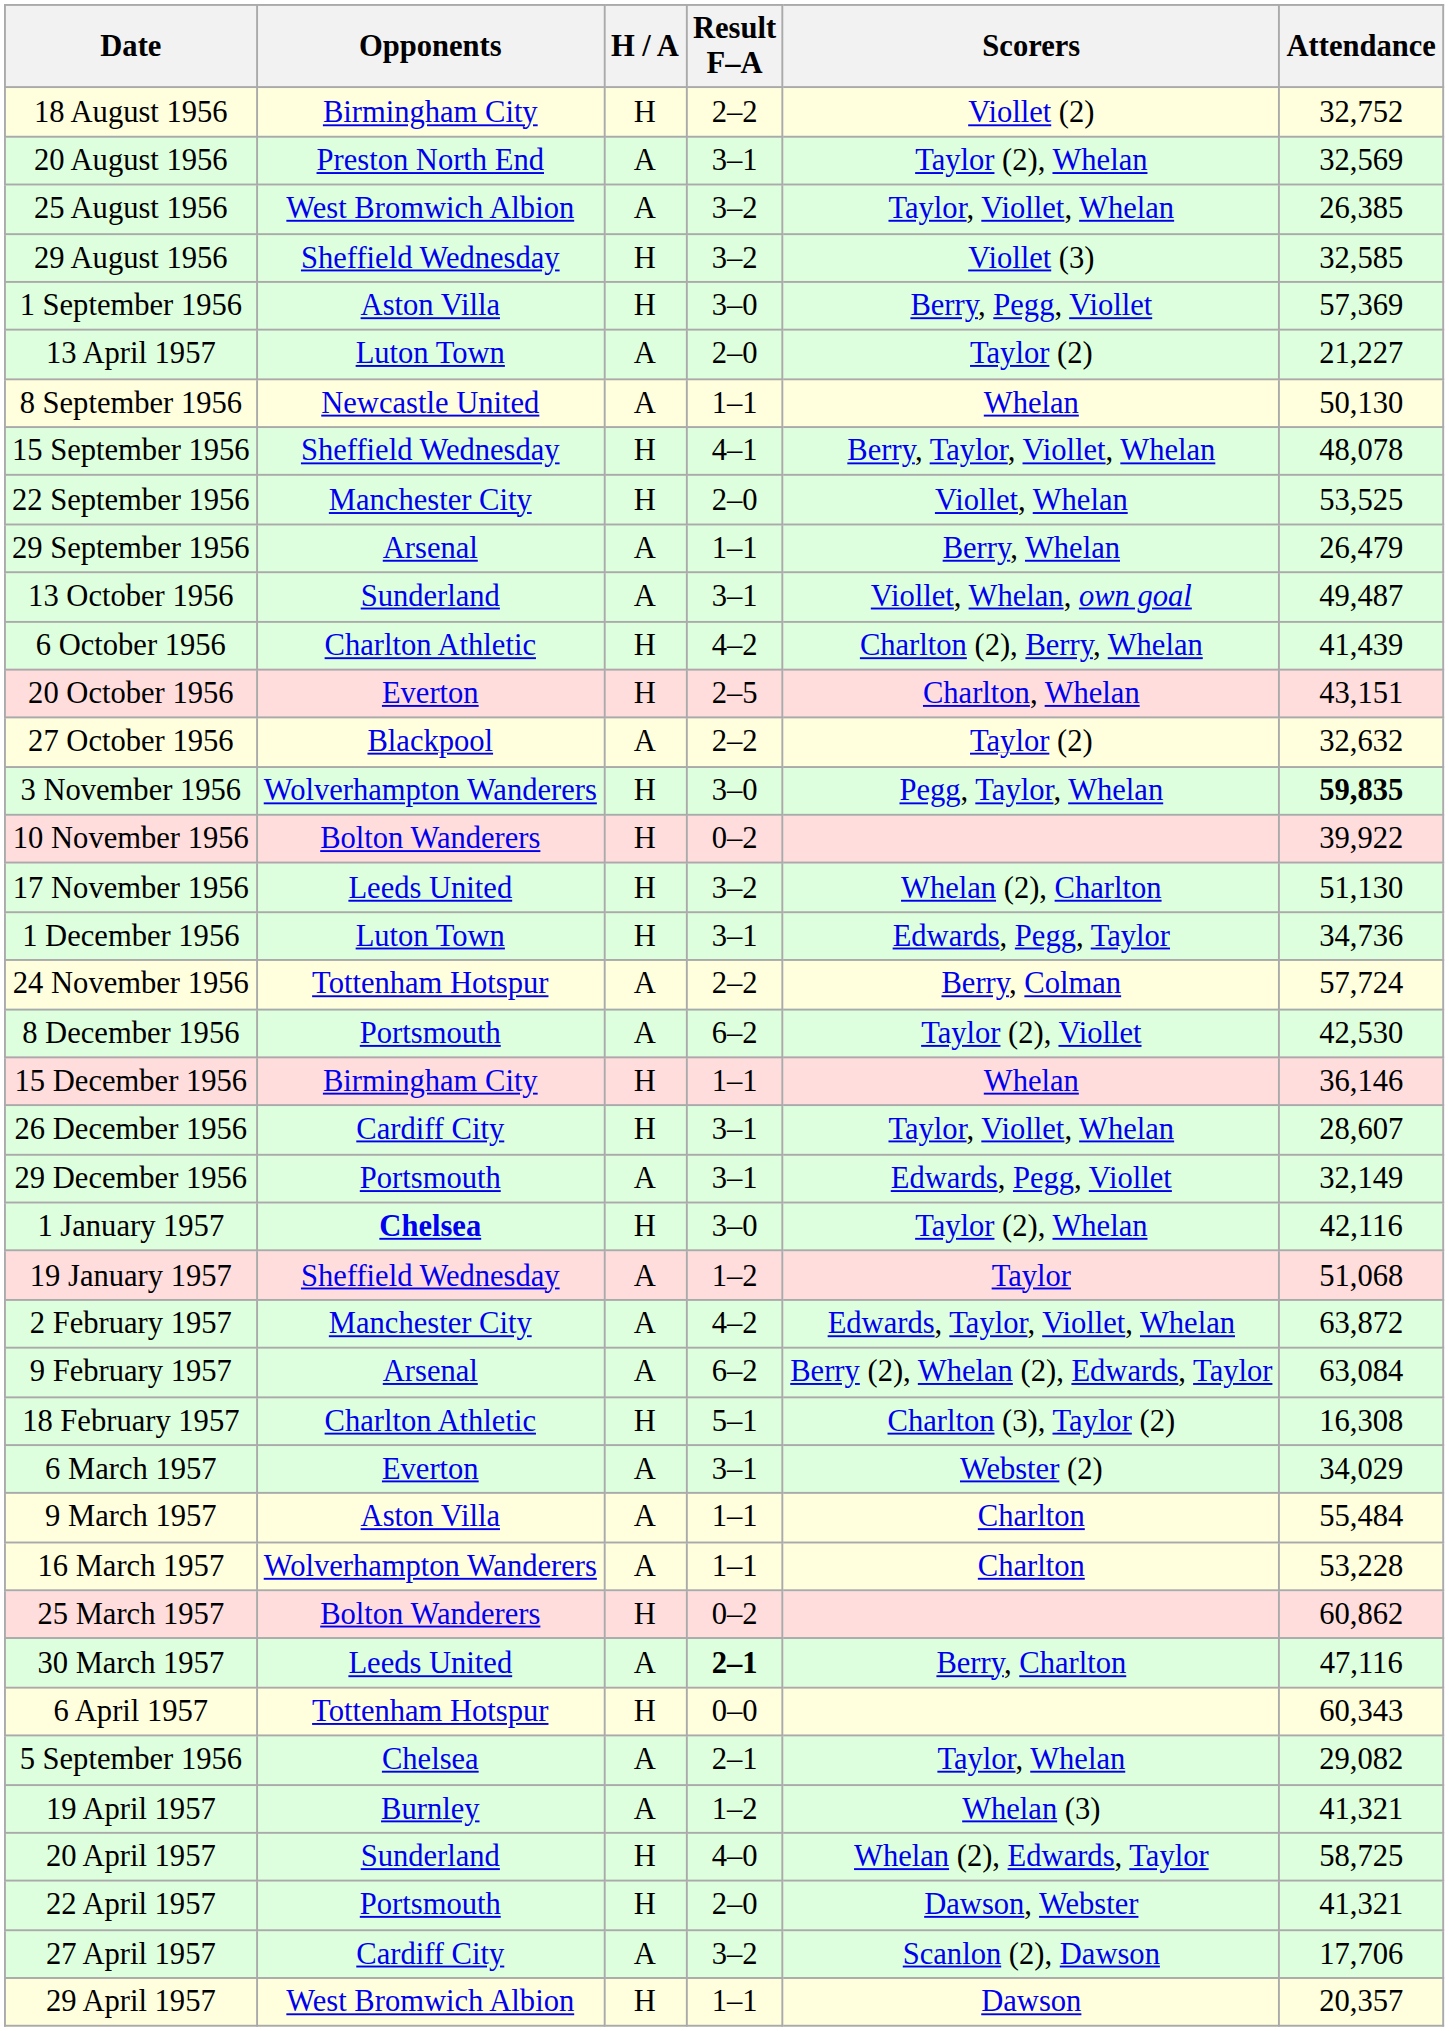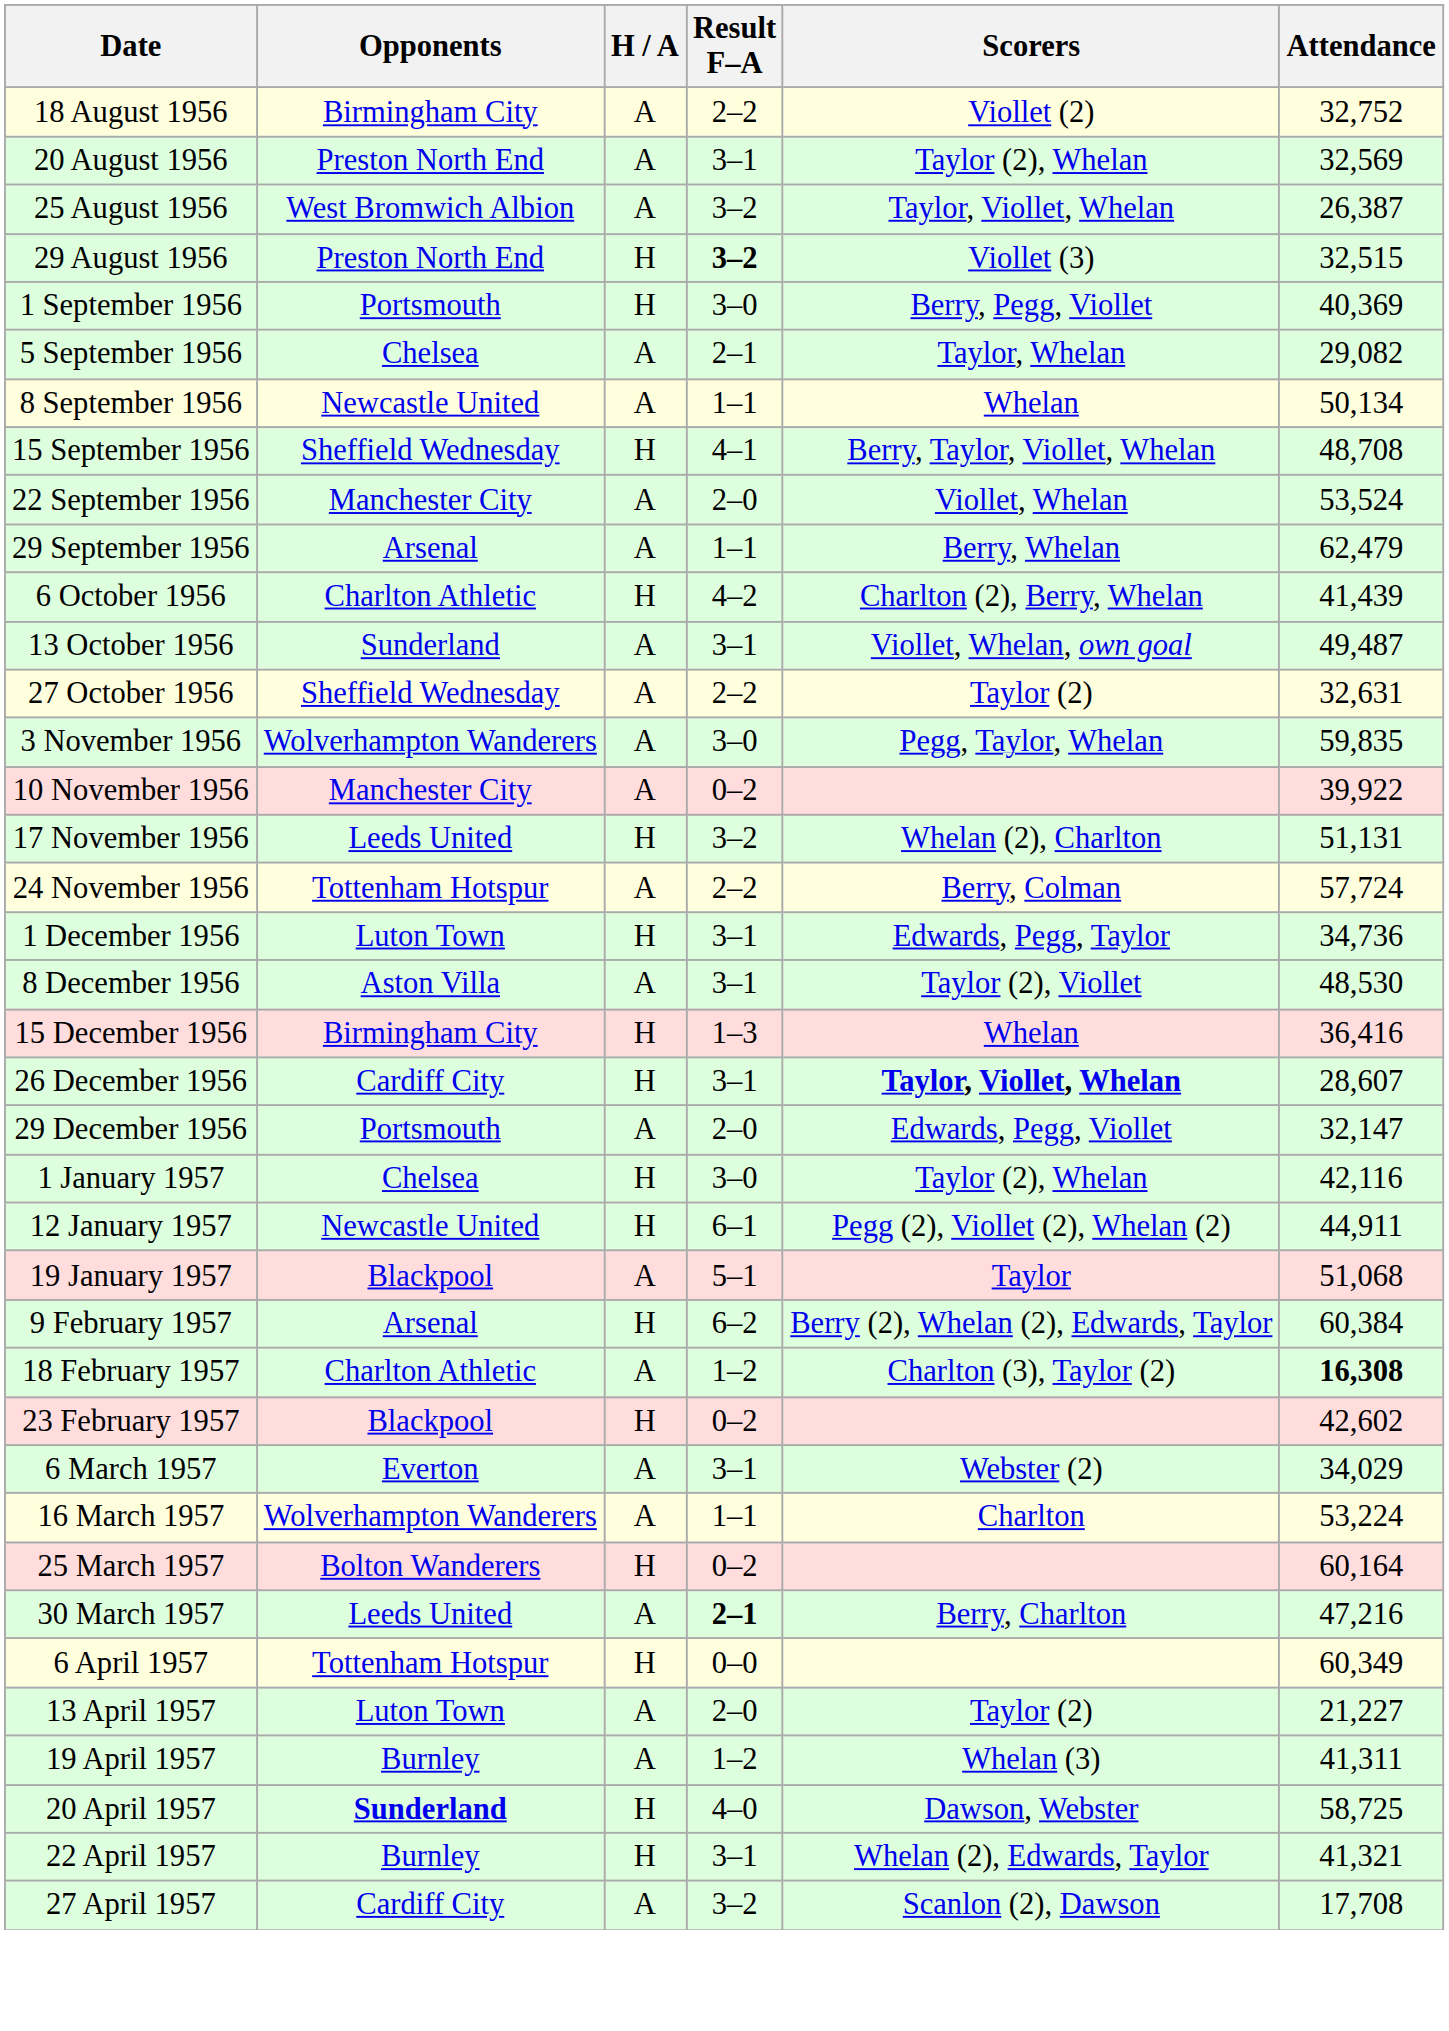(645, 111) H -> (645, 111) A
(1361, 208) 26,385 -> (1361, 208) 26,387
(430, 256) Sheffield Wednesday -> (430, 256) Preston North End
(735, 256) normal -> (735, 256) bold
(1361, 256) 32,585 -> (1361, 256) 32,515
(430, 305) Aston Villa -> (430, 305) Portsmouth
(1361, 305) 57,369 -> (1361, 305) 40,369
rows swapped: (131, 1759) <-> (131, 353)
(1361, 402) 50,130 -> (1361, 402) 50,134
(1361, 450) 48,078 -> (1361, 450) 48,708
(645, 499) H -> (645, 499) A
(1361, 499) 53,525 -> (1361, 499) 53,524
(1361, 547) 26,479 -> (1361, 547) 62,479
rows swapped: (131, 644) <-> (131, 596)
- row: (131, 693)
(430, 741) Blackpool -> (430, 693) Sheffield Wednesday
(1361, 741) 32,632 -> (1361, 693) 32,631
(645, 790) H -> (645, 741) A
(1361, 790) bold -> (1361, 741) normal
(430, 838) Bolton Wanderers -> (430, 790) Manchester City
(645, 838) H -> (645, 790) A
(1361, 887) 51,130 -> (1361, 838) 51,131
rows swapped: (131, 983) <-> (131, 935)
(430, 1032) Portsmouth -> (430, 983) Aston Villa
(735, 1032) 6–2 -> (735, 983) 3–1
(1361, 1032) 42,530 -> (1361, 983) 48,530
(735, 1080) 1–1 -> (735, 1032) 1–3
(1361, 1080) 36,146 -> (1361, 1032) 36,416
(1031, 1129) normal -> (1031, 1080) bold
(735, 1177) 3–1 -> (735, 1129) 2–0
(1361, 1177) 32,149 -> (1361, 1129) 32,147
(430, 1226) bold -> (430, 1177) normal
+ row: (131, 1226)
(430, 1274) Sheffield Wednesday -> (430, 1274) Blackpool
(735, 1274) 1–2 -> (735, 1274) 5–1
- row: (131, 1323)
(645, 1371) A -> (645, 1323) H
(1361, 1371) 63,084 -> (1361, 1323) 60,384
(645, 1420) H -> (645, 1371) A
(735, 1420) 5–1 -> (735, 1371) 1–2
(1361, 1420) normal -> (1361, 1371) bold
+ row: (131, 1420)
- row: (131, 1517)
(1361, 1565) 53,228 -> (1361, 1517) 53,224
(1361, 1614) 60,862 -> (1361, 1565) 60,164
(1361, 1662) 47,116 -> (1361, 1614) 47,216
(1361, 1710) 60,343 -> (1361, 1662) 60,349
(1361, 1807) 41,321 -> (1361, 1759) 41,311
(430, 1856) normal -> (430, 1807) bold
(1031, 1856) Whelan (2), Edwards, Taylor -> (1031, 1807) Dawson, Webster
(430, 1904) Portsmouth -> (430, 1856) Burnley
(735, 1904) 2–0 -> (735, 1856) 3–1
(1031, 1904) Dawson, Webster -> (1031, 1856) Whelan (2), Edwards, Taylor
(1361, 1953) 17,706 -> (1361, 1904) 17,708
- row: (131, 2001)
